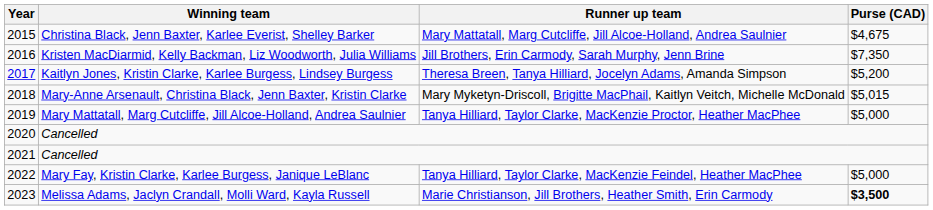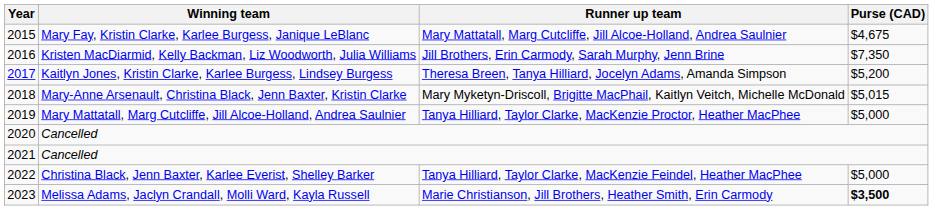(208, 34) Christina Black, Jenn Baxter, Karlee Everist, Shelley Barker -> (205, 34) Mary Fay, Kristin Clarke, Karlee Burgess, Janique LeBlanc
(205, 174) Mary Fay, Kristin Clarke, Karlee Burgess, Janique LeBlanc -> (208, 174) Christina Black, Jenn Baxter, Karlee Everist, Shelley Barker
